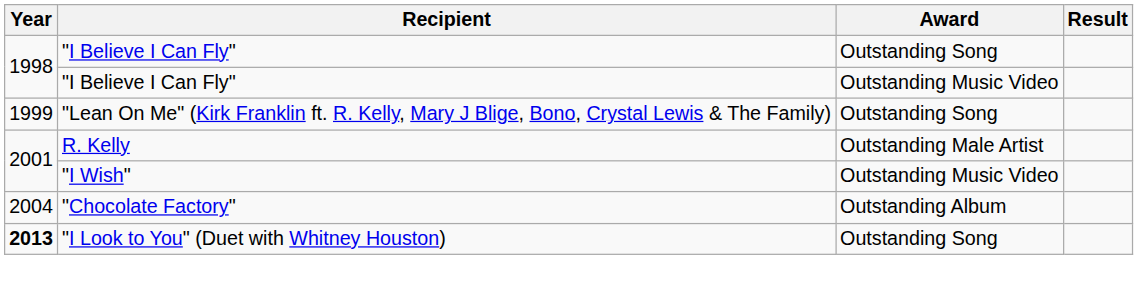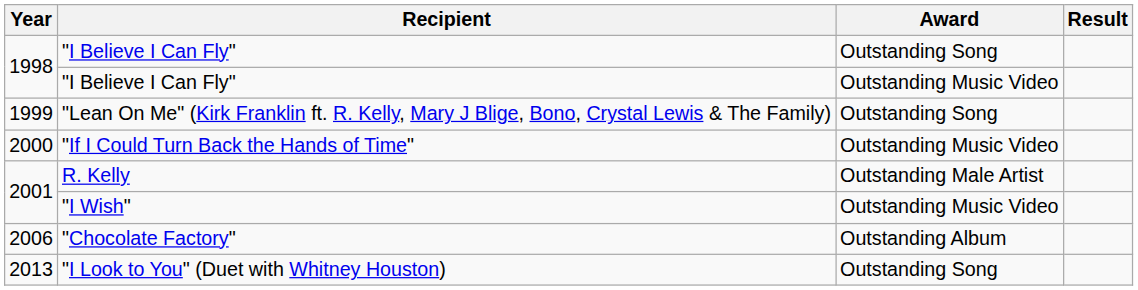+ row: (238, 144)
(31, 207) 2004 -> (31, 238) 2006
(31, 238) bold -> (31, 269) normal
